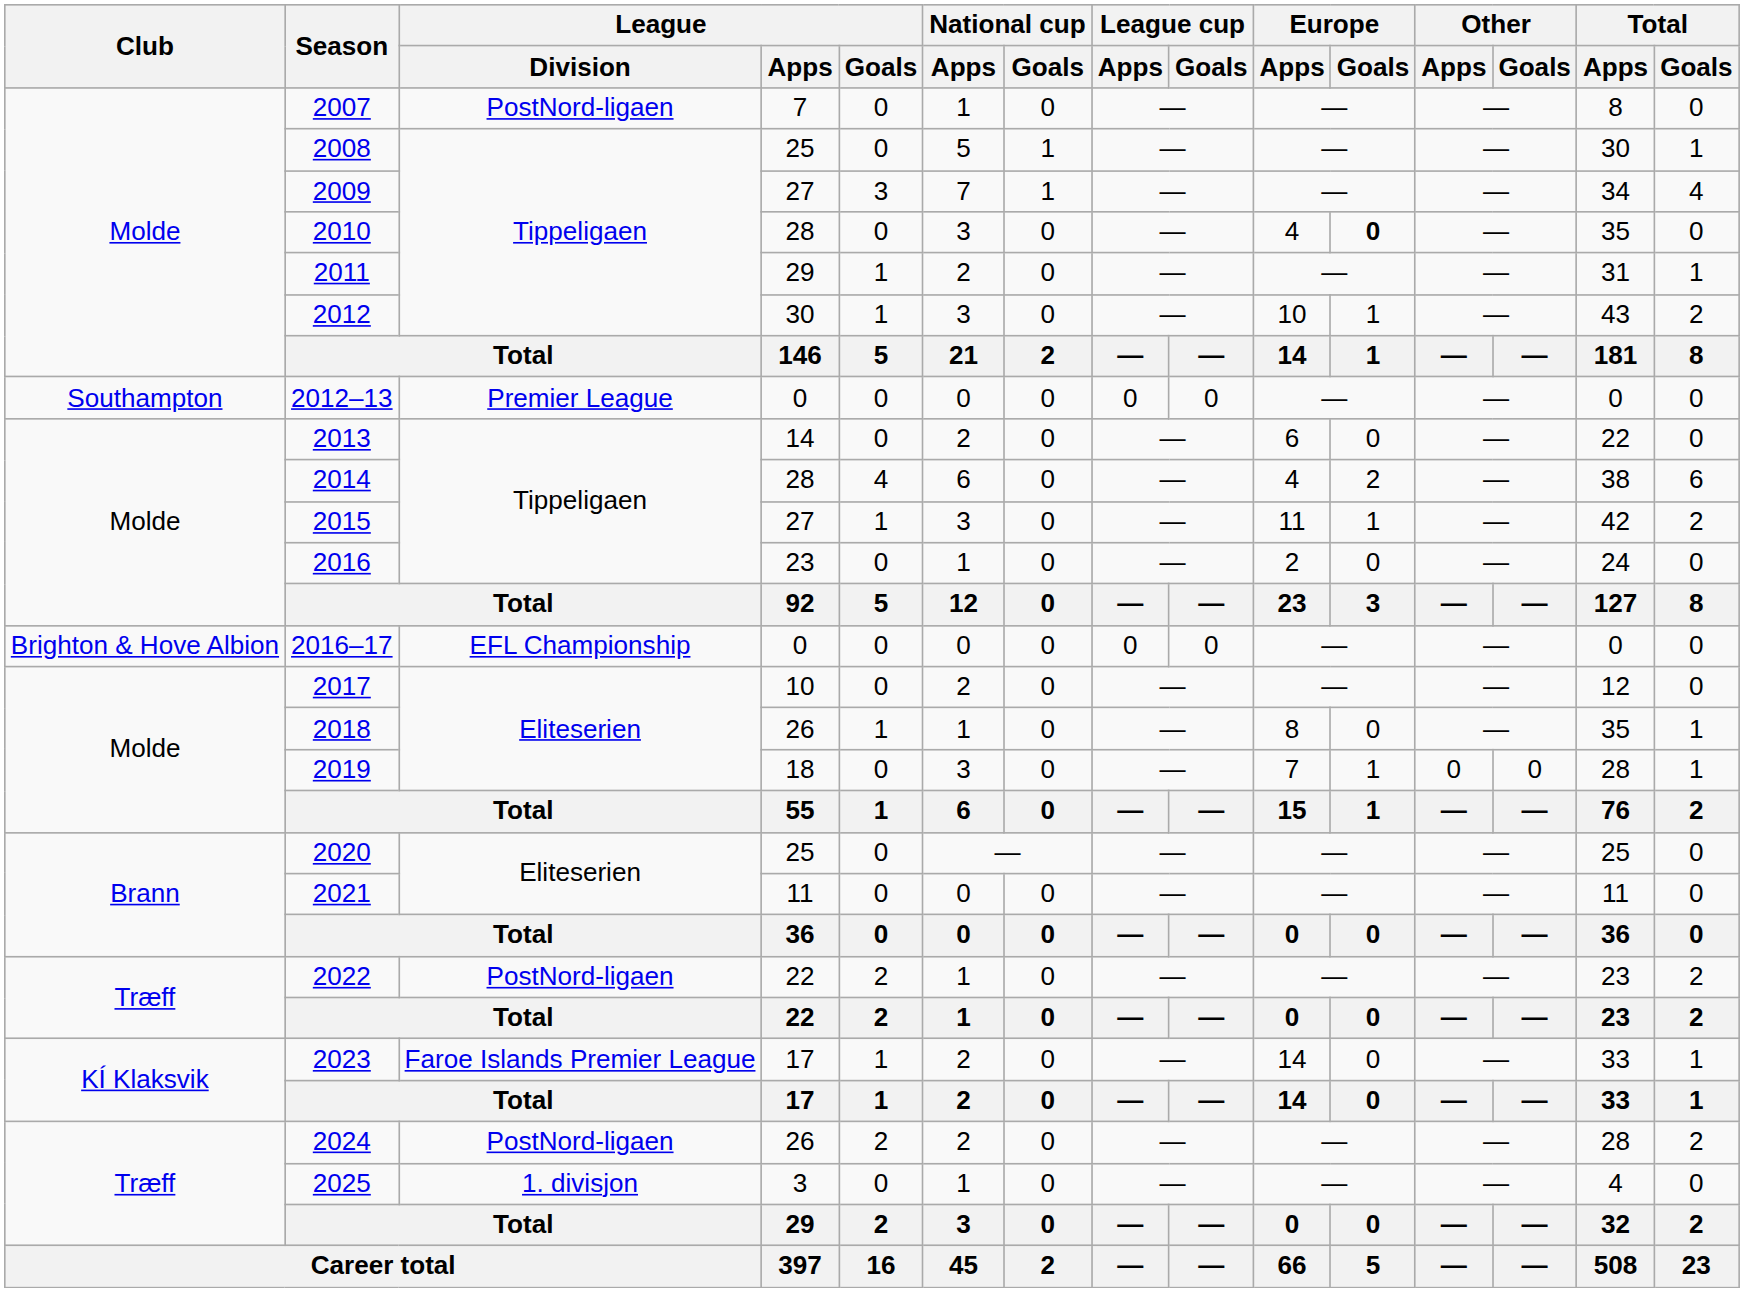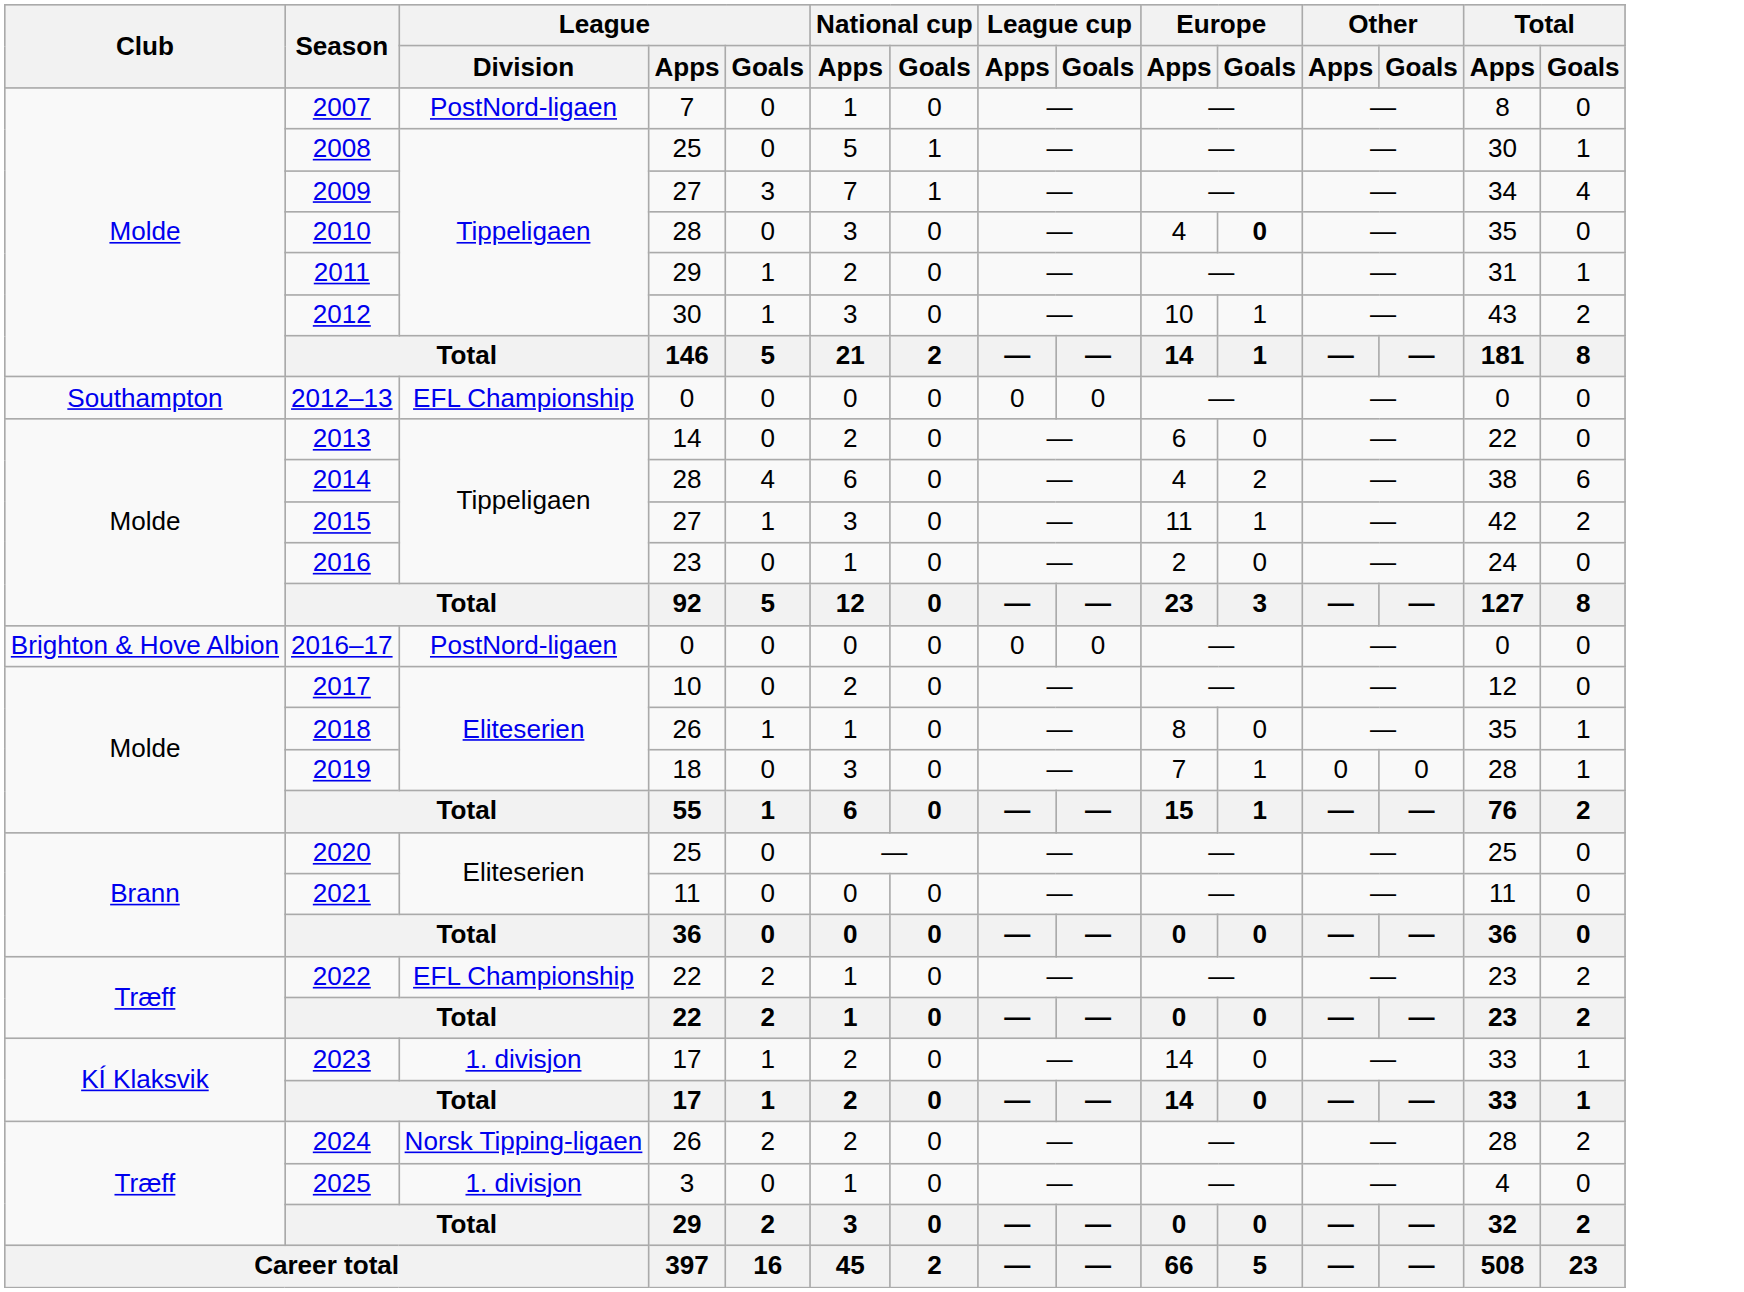(580, 397) Premier League -> (523, 397) EFL Championship
(580, 645) EFL Championship -> (523, 645) PostNord-ligaen
(580, 976) PostNord-ligaen -> (523, 976) EFL Championship
(580, 1059) Faroe Islands Premier League -> (523, 1059) 1. divisjon
(580, 1141) PostNord-ligaen -> (523, 1141) Norsk Tipping-ligaen
